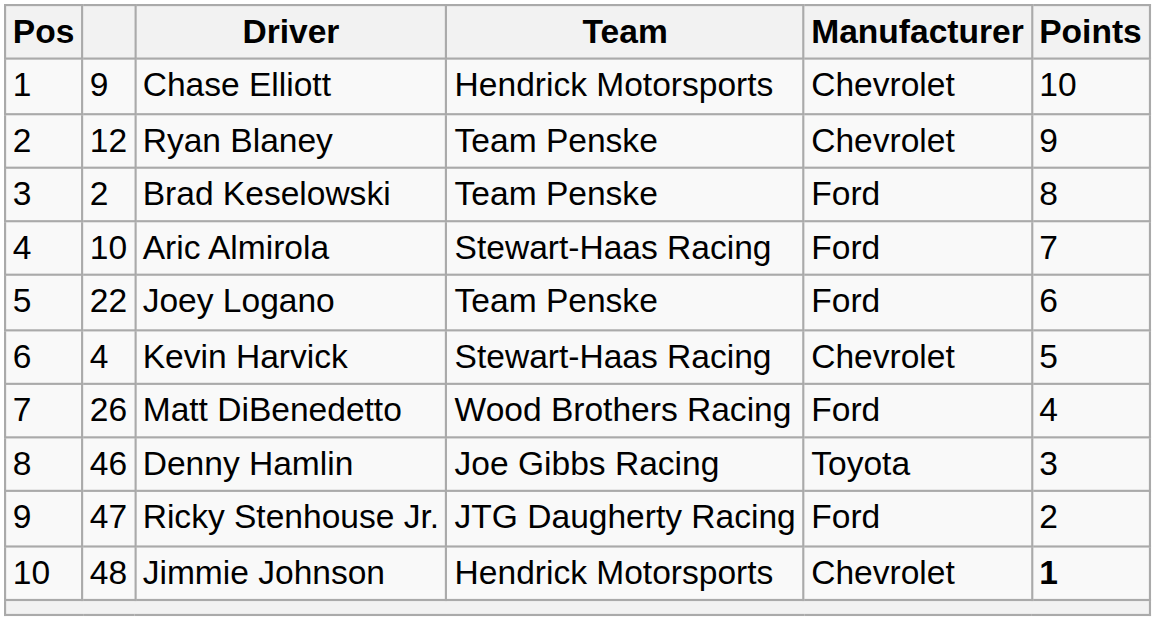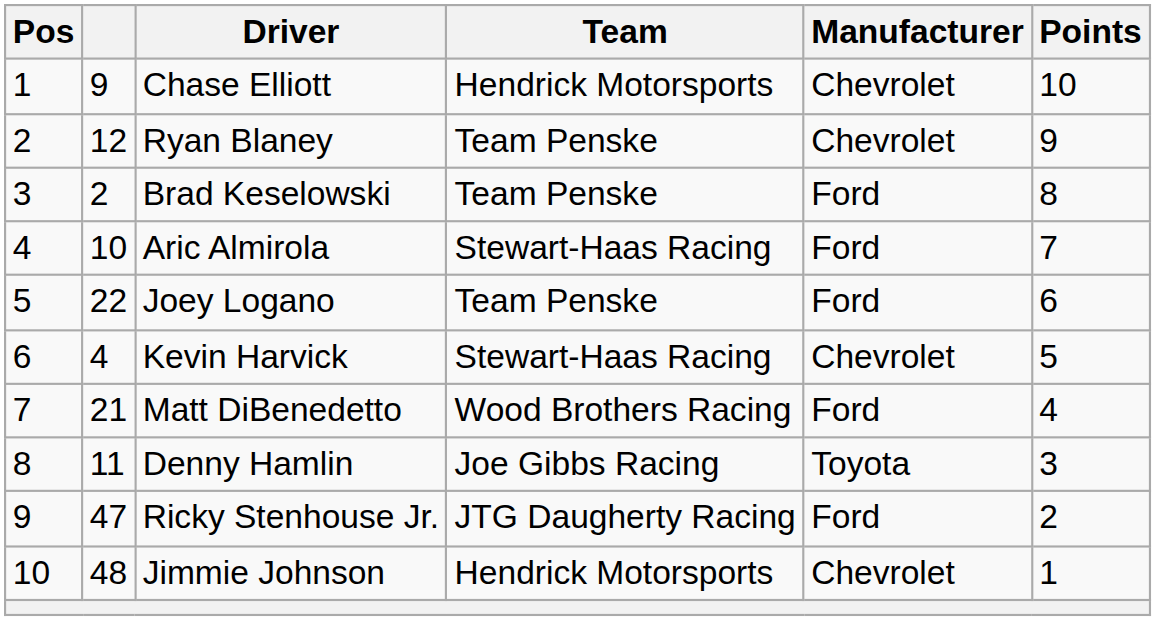(109, 409) 26 -> (109, 409) 21
(109, 463) 46 -> (107, 463) 11
(1049, 571) bold -> (1049, 571) normal
